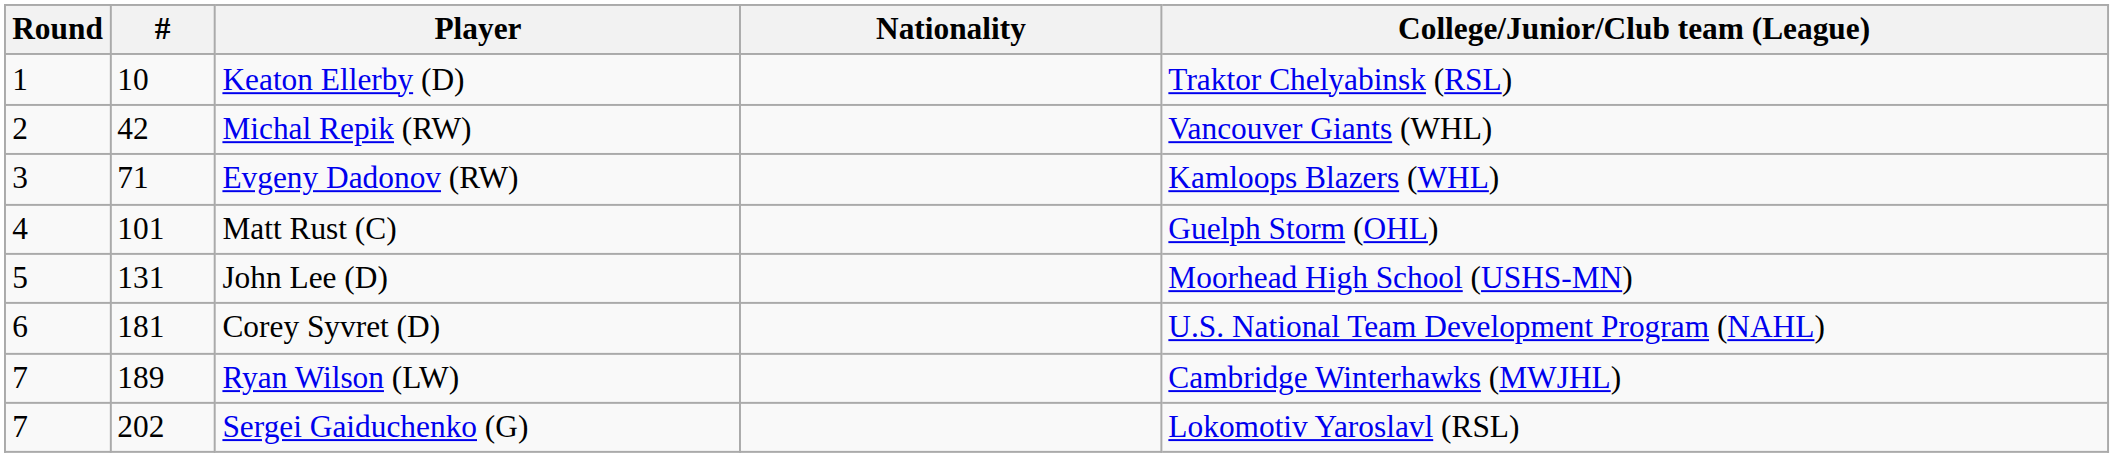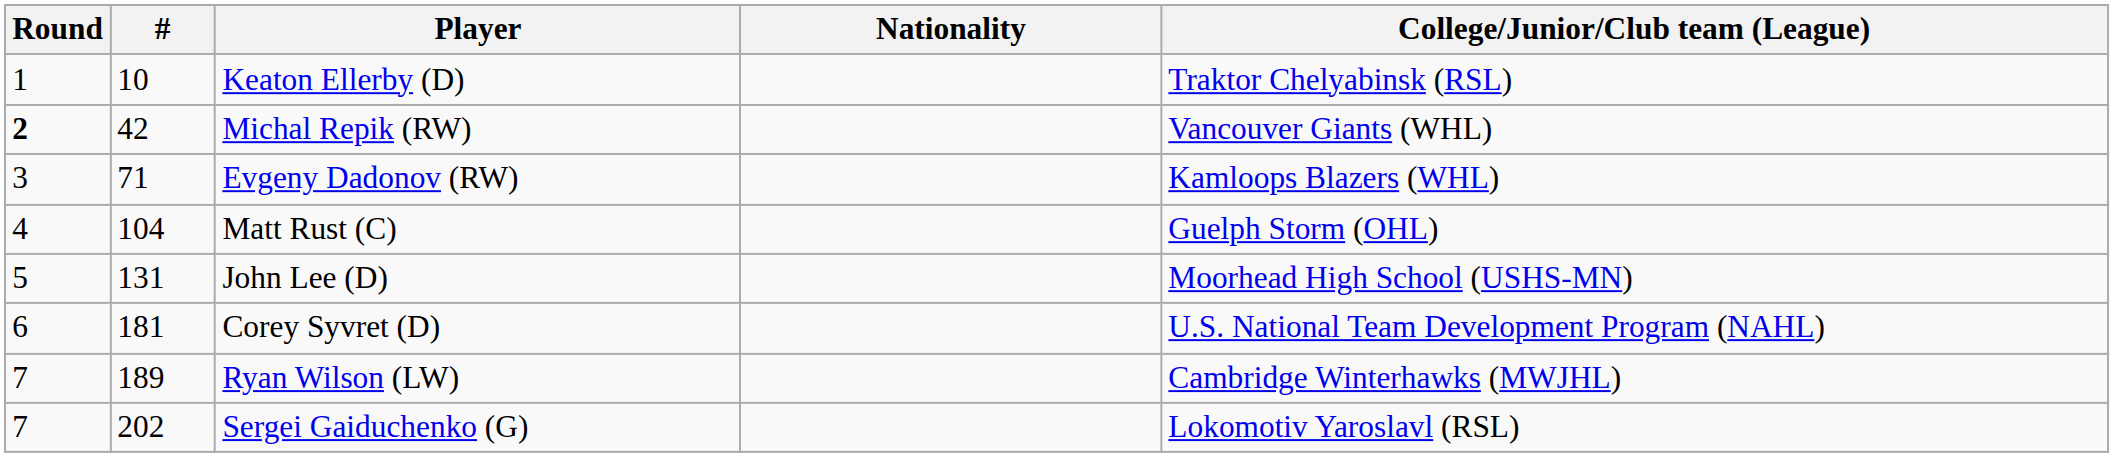(20, 128) normal -> (20, 128) bold
(141, 228) 101 -> (141, 228) 104
